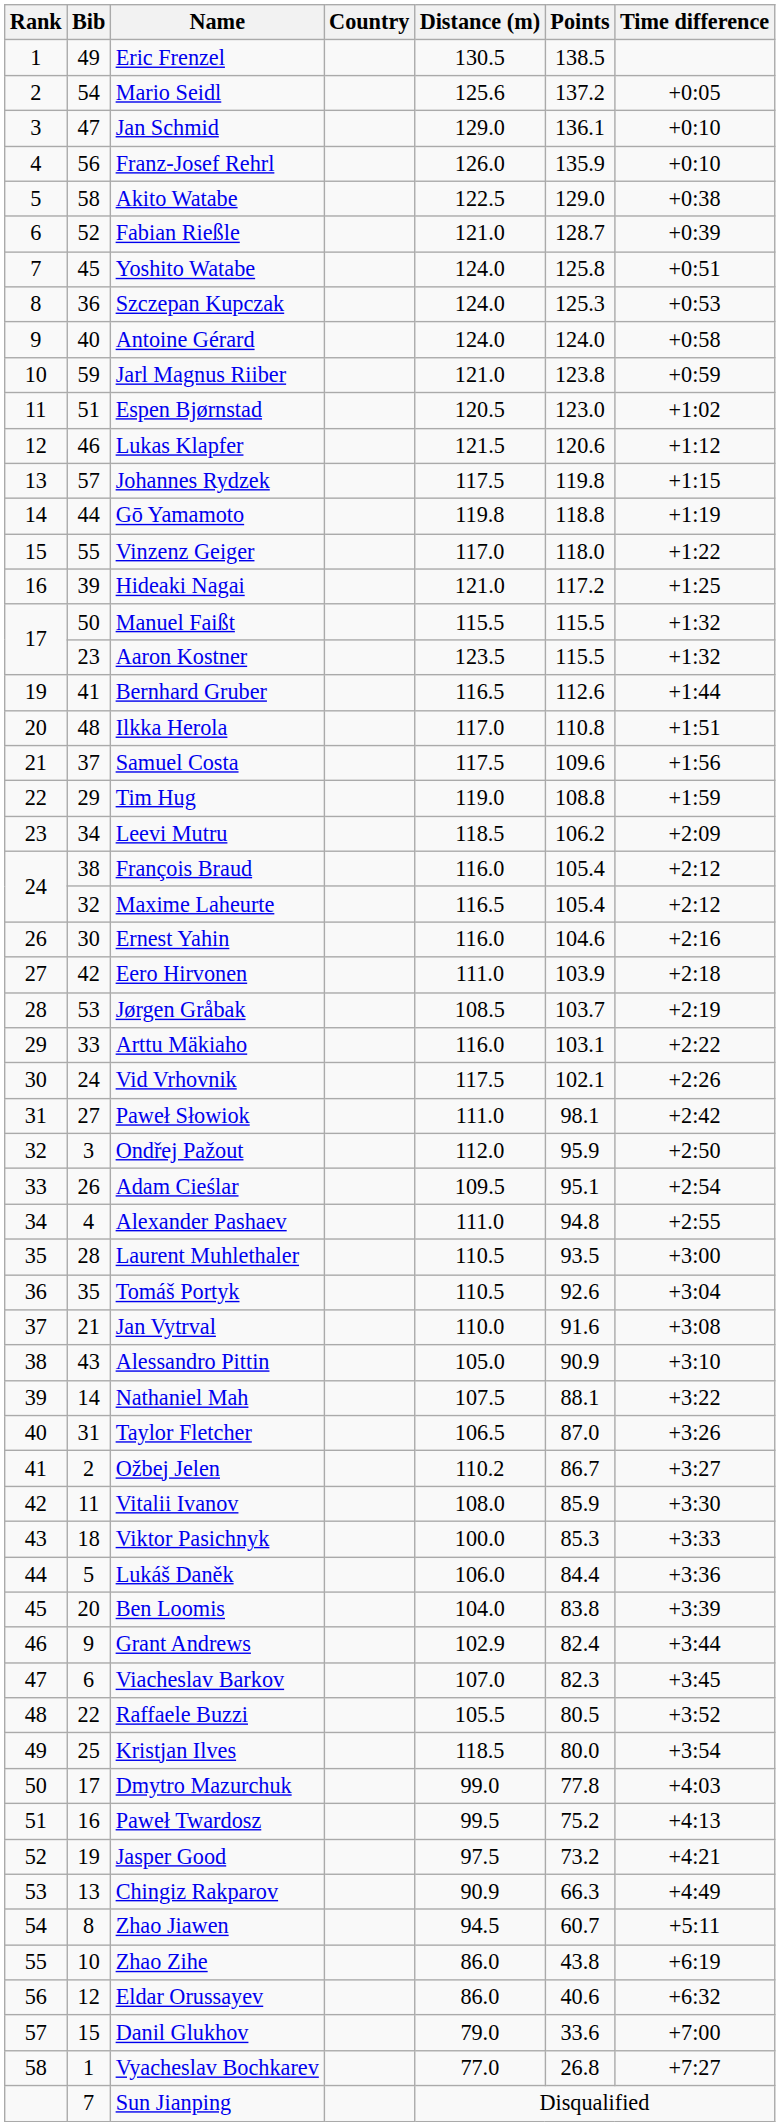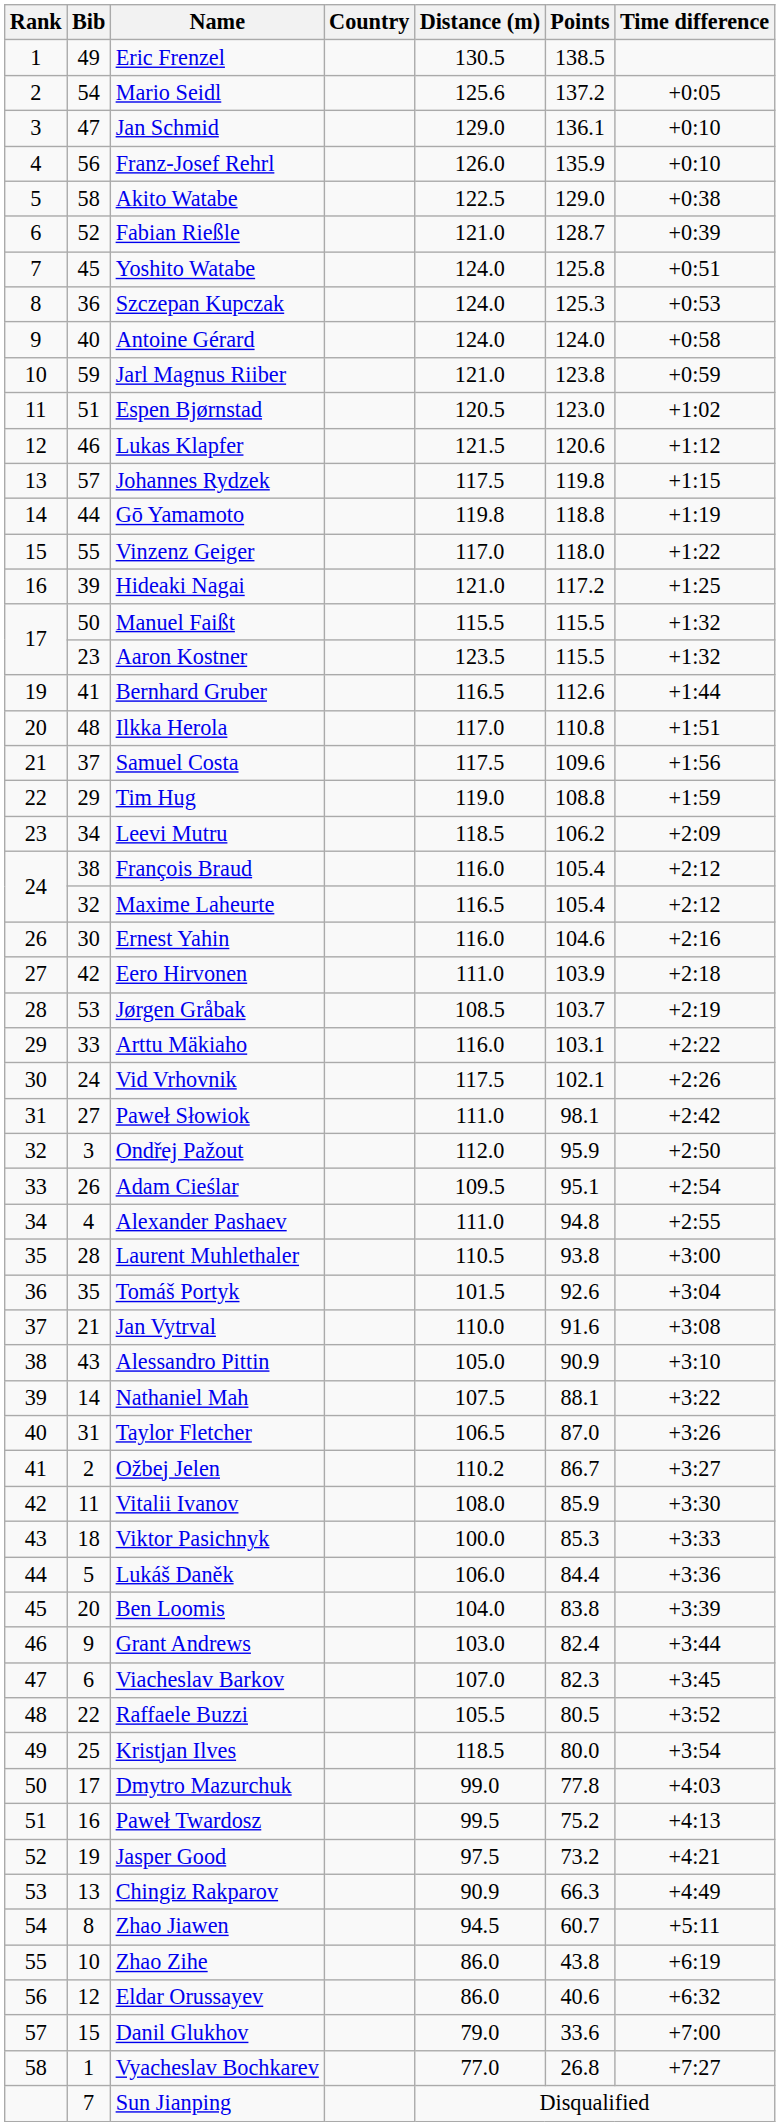(580, 1256) 93.5 -> (580, 1256) 93.8
(480, 1291) 110.5 -> (480, 1291) 101.5
(480, 1644) 102.9 -> (480, 1644) 103.0
